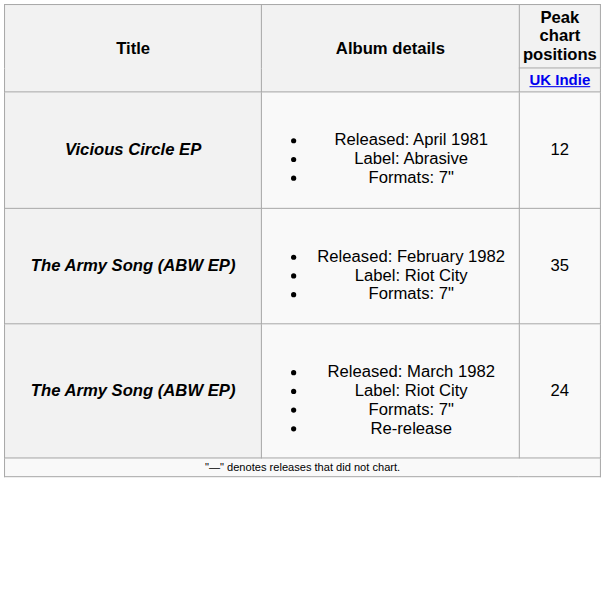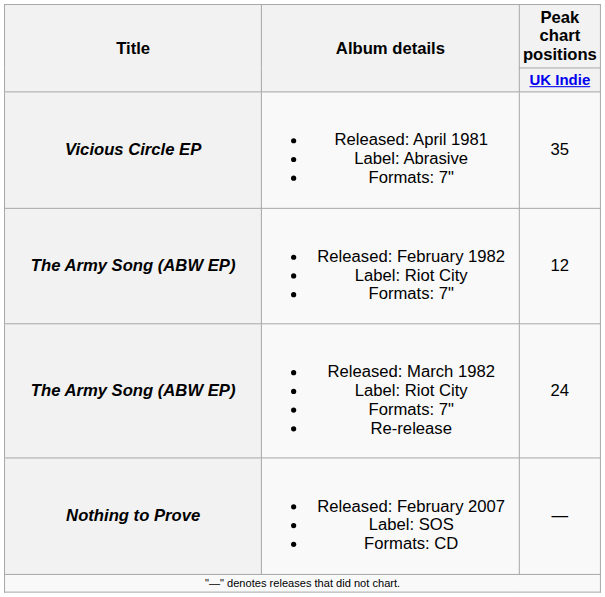(560, 149) 12 -> (560, 149) 35
(560, 265) 35 -> (560, 265) 12
+ row: (390, 525)
